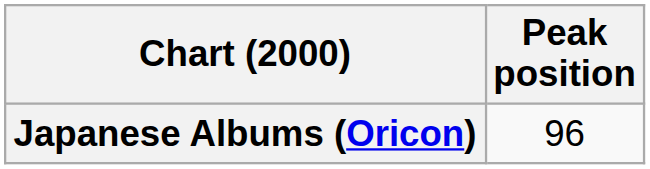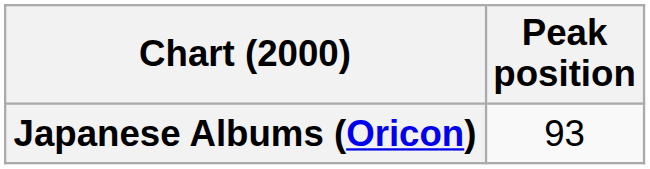(565, 132) 96 -> (565, 132) 93
